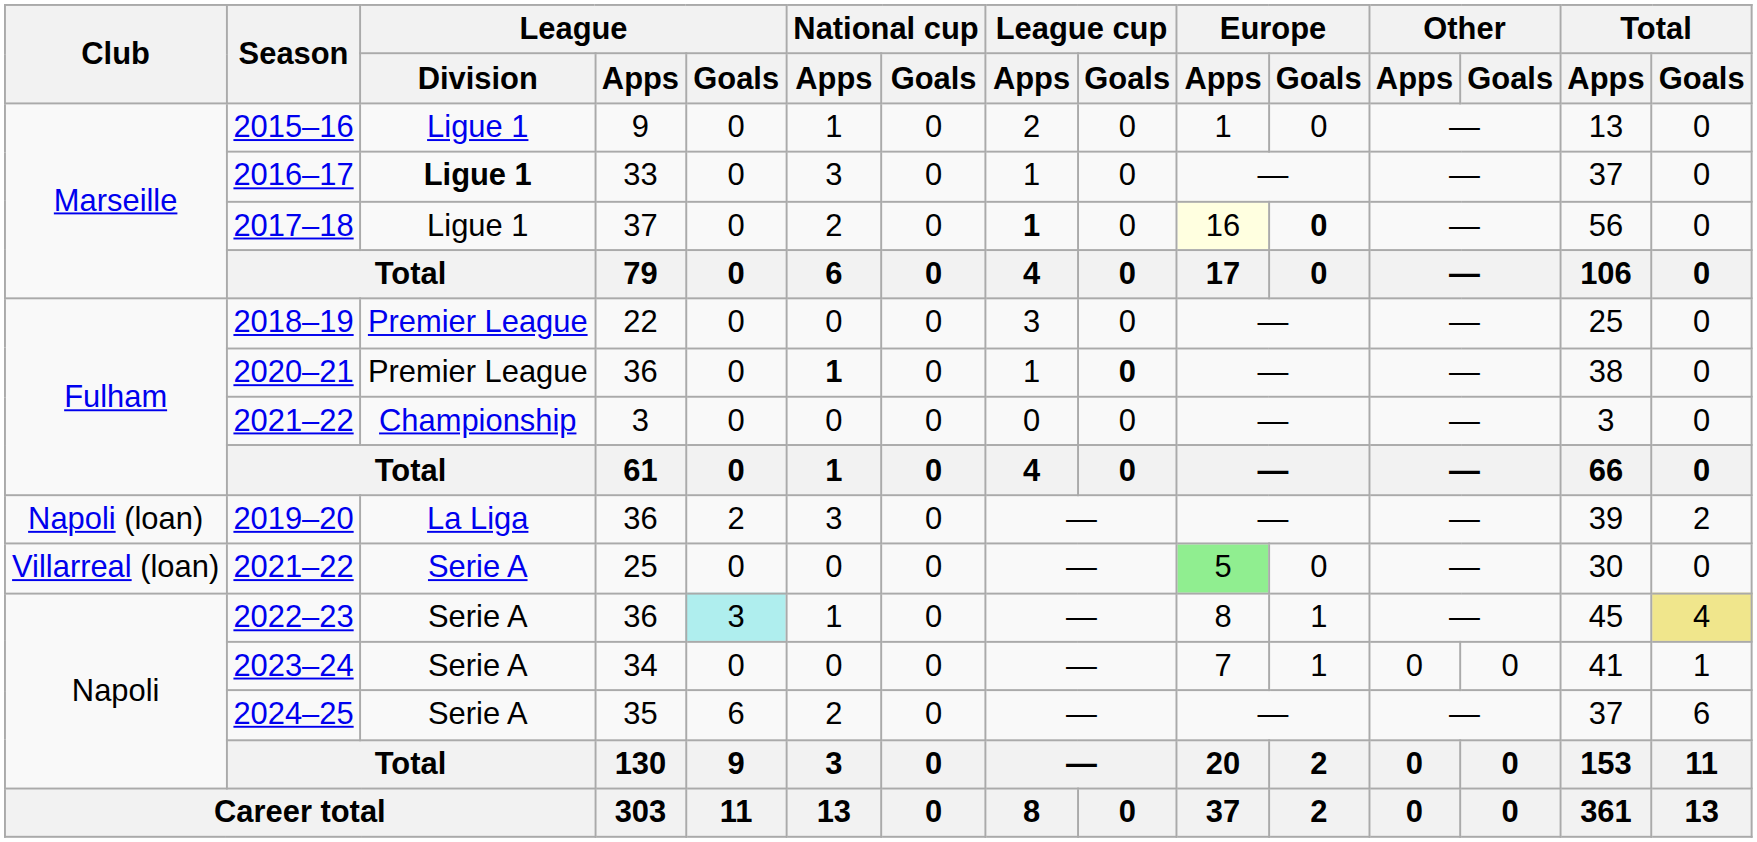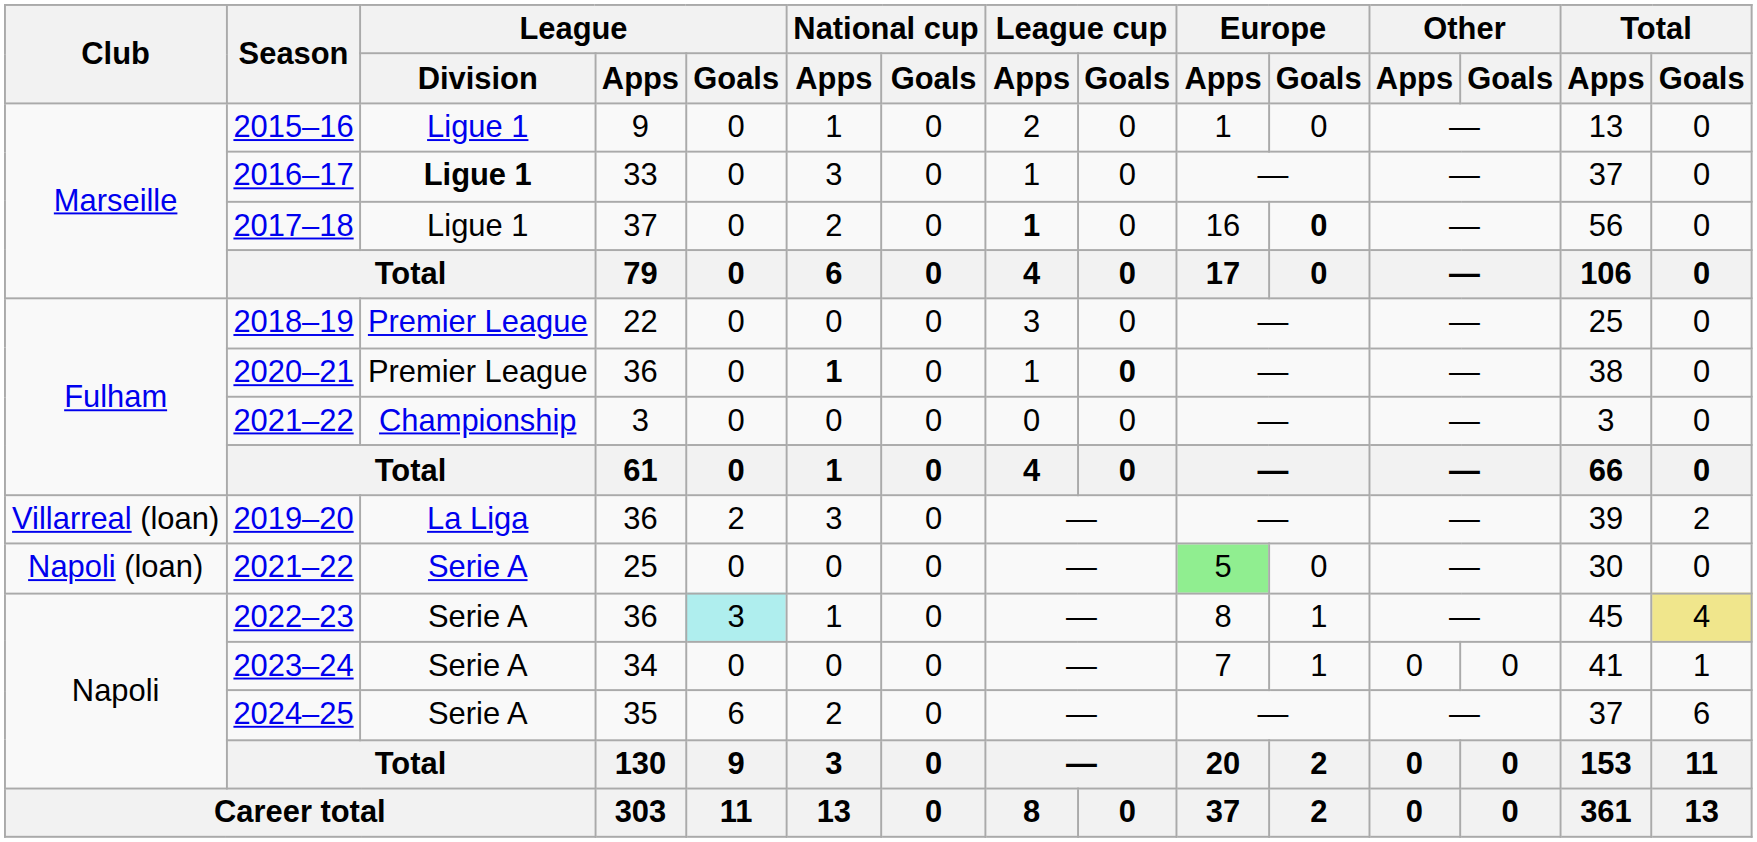(1223, 224) lightyellow background -> (1223, 224) no background
(116, 518) Napoli (loan) -> (116, 518) Villarreal (loan)
(116, 567) Villarreal (loan) -> (116, 567) Napoli (loan)
